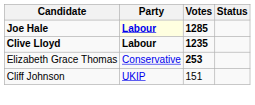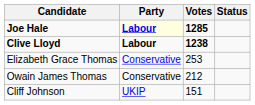(197, 44) 1235 -> (197, 44) 1238
(194, 60) bold -> (194, 60) normal
+ row: (57, 76)
